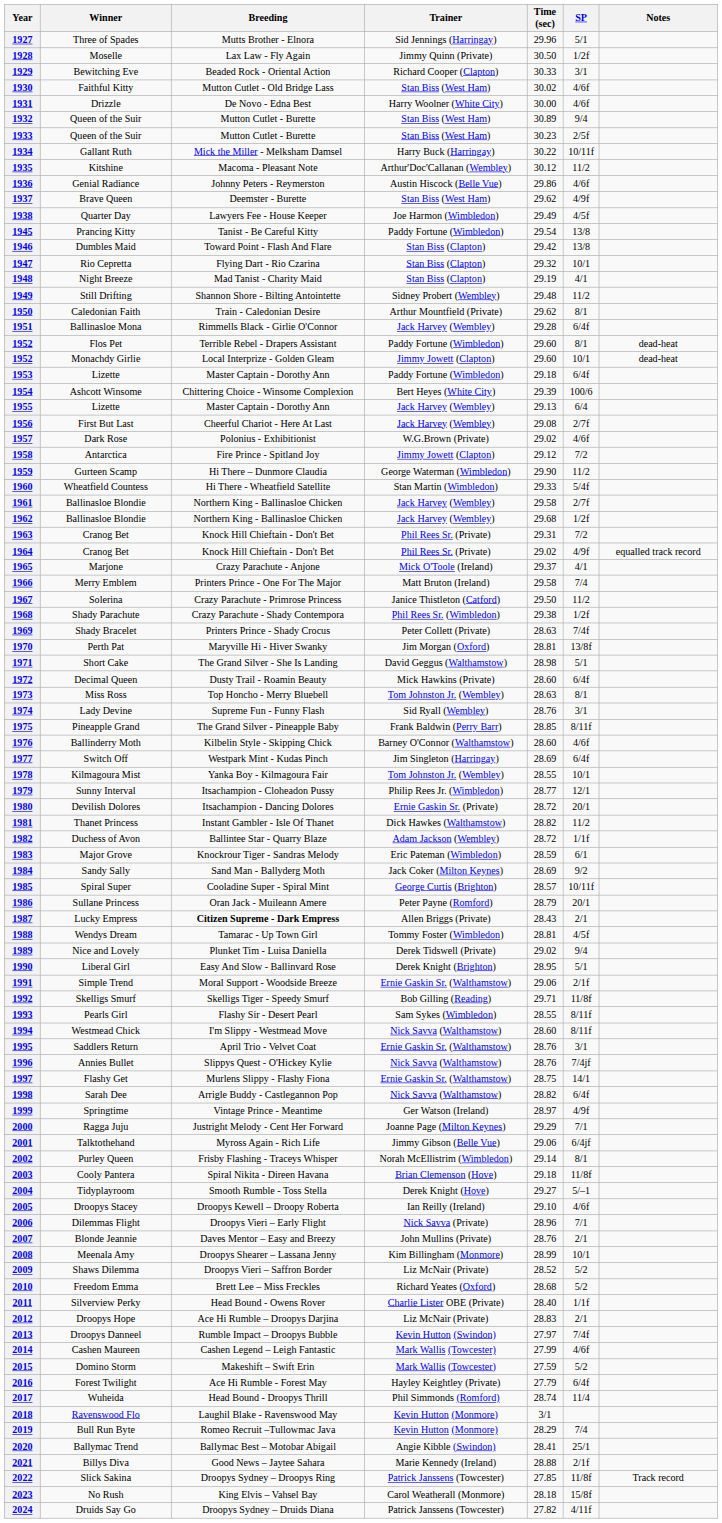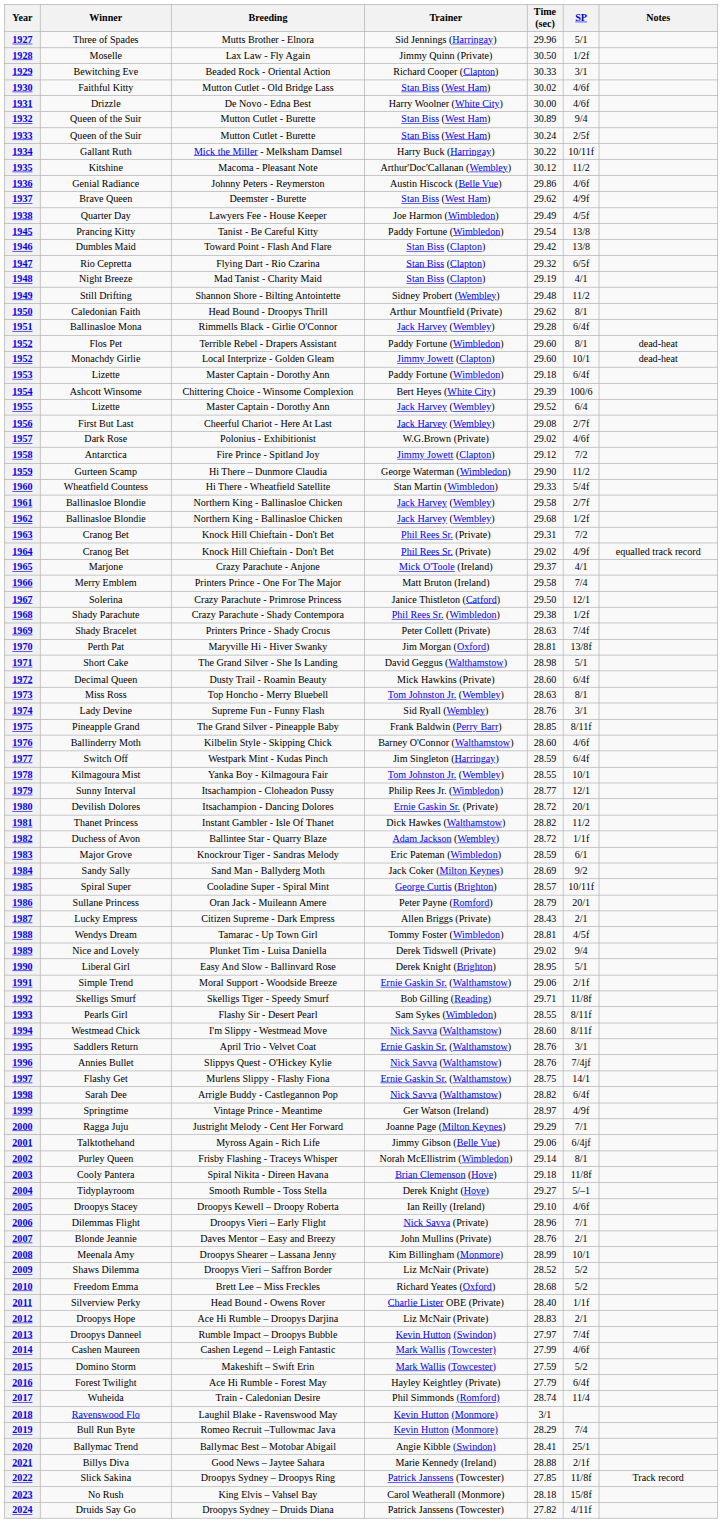(545, 135) 30.23 -> (545, 135) 30.24
(581, 263) 10/1 -> (581, 263) 6/5f
(268, 311) Train - Caledonian Desire -> (268, 311) Head Bound - Droopys Thrill
(545, 407) 29.13 -> (545, 407) 29.52
(581, 599) 11/2 -> (581, 599) 12/1
(545, 759) 28.69 -> (545, 759) 28.59
(268, 919) bold -> (268, 919) normal
(268, 1398) Head Bound - Droopys Thrill -> (268, 1398) Train - Caledonian Desire
